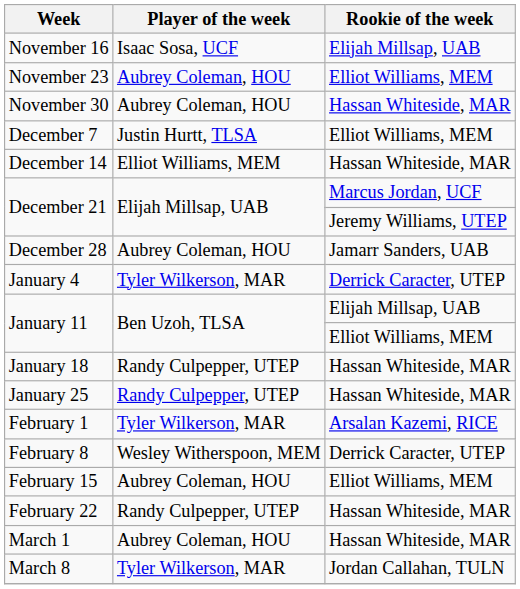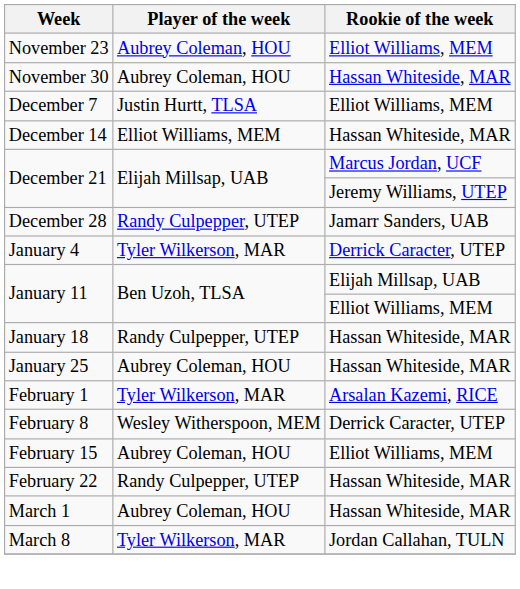- row: (59, 47)
(204, 250) Aubrey Coleman, HOU -> (208, 221) Randy Culpepper, UTEP
(208, 395) Randy Culpepper, UTEP -> (204, 366) Aubrey Coleman, HOU
